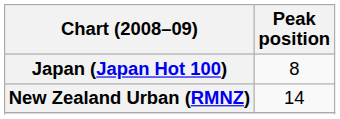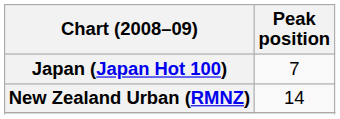(294, 68) 8 -> (294, 68) 7
